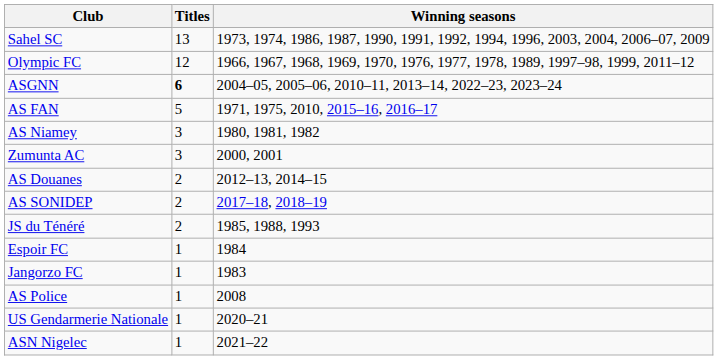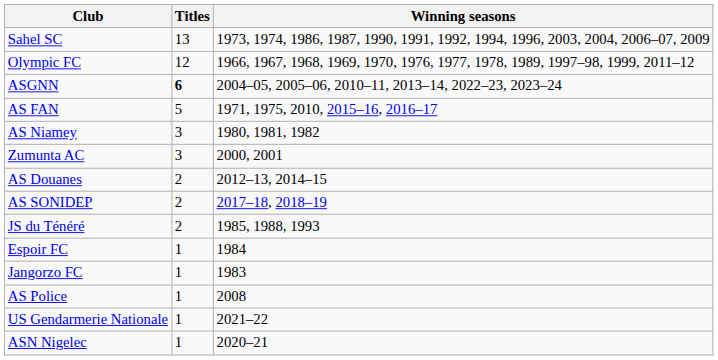(242, 319) 2020–21 -> (242, 319) 2021–22
(242, 343) 2021–22 -> (242, 343) 2020–21
